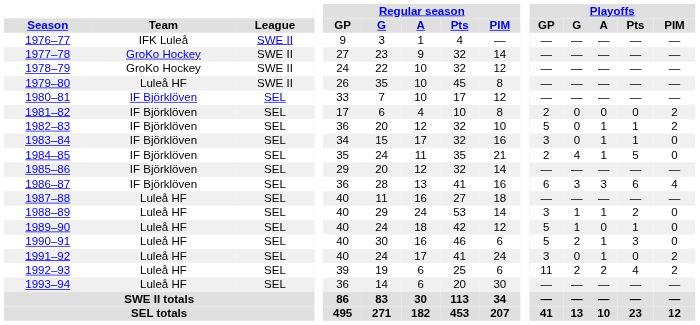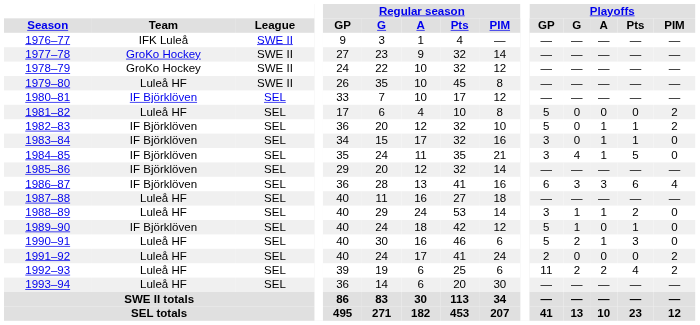(163, 112) IF Björklöven -> (163, 112) Luleå HF
(546, 112) 2 -> (546, 112) 5
(546, 155) 2 -> (546, 155) 3
(163, 227) Luleå HF -> (163, 227) IF Björklöven
(546, 256) 3 -> (546, 256) 2
(604, 256) 1 -> (604, 256) 0
